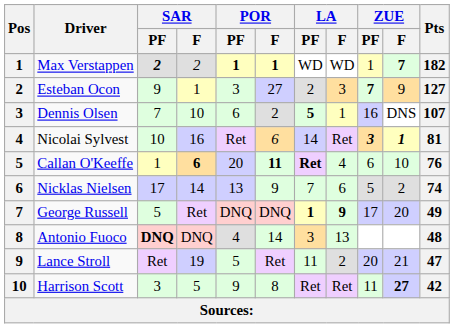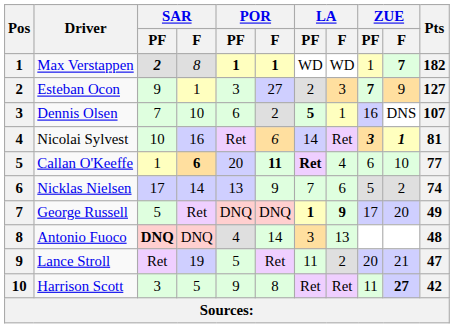(197, 65) 2 -> (197, 65) 8
(434, 163) 76 -> (434, 163) 77
